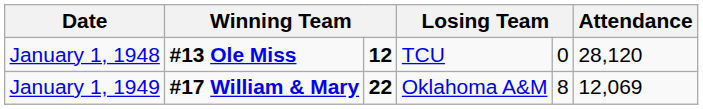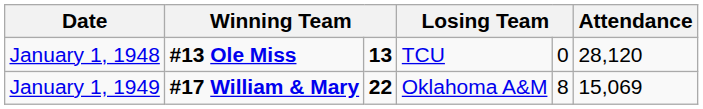(380, 54) 12 -> (380, 54) 13
(610, 87) 12,069 -> (610, 87) 15,069
